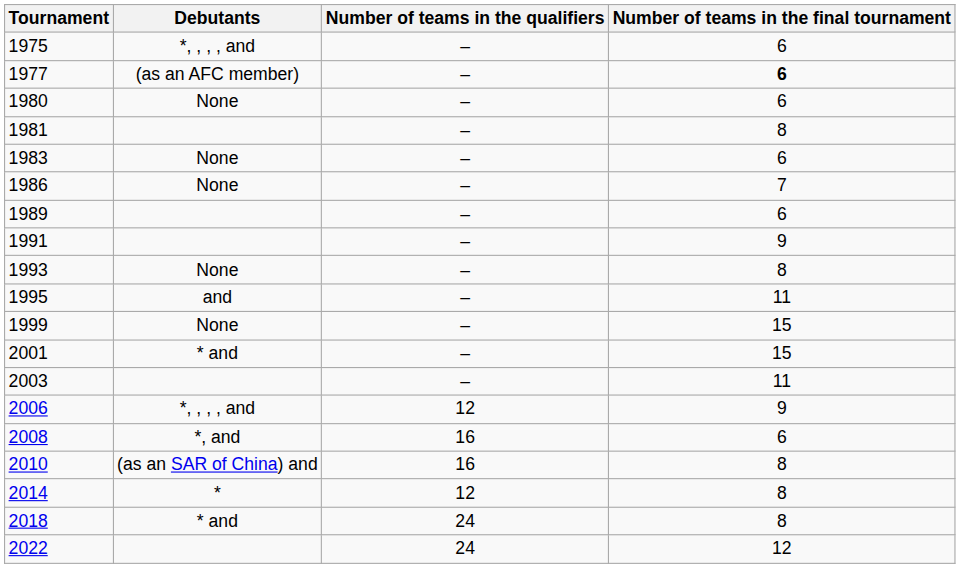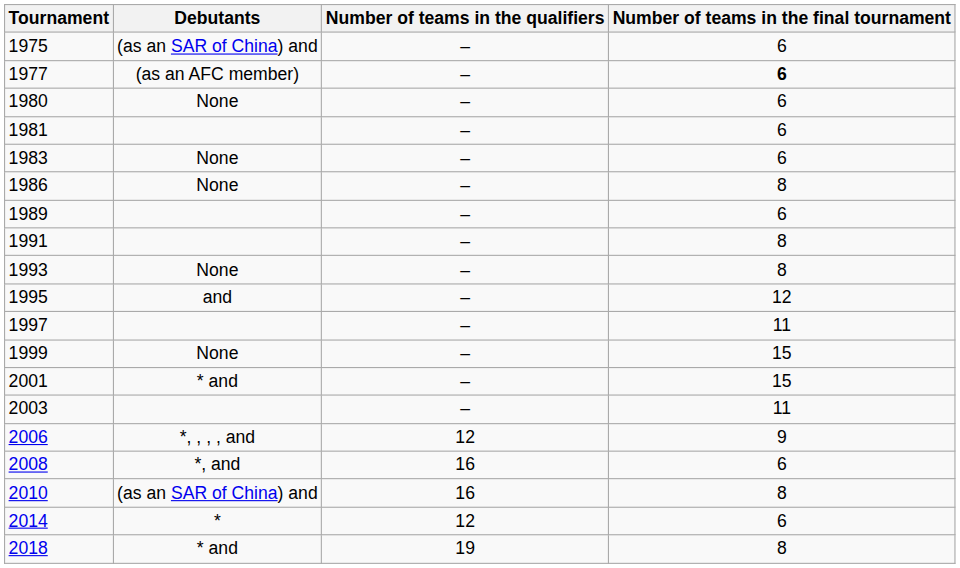(217, 46) *, , , , and -> (217, 46) (as an SAR of China) and
(782, 130) 8 -> (782, 130) 6
(782, 185) 7 -> (782, 185) 8
(782, 241) 9 -> (782, 241) 8
(782, 297) 11 -> (782, 297) 12
+ row: (28, 325)
(782, 492) 8 -> (782, 520) 6
(465, 520) 24 -> (465, 548) 19
- row: (28, 548)
